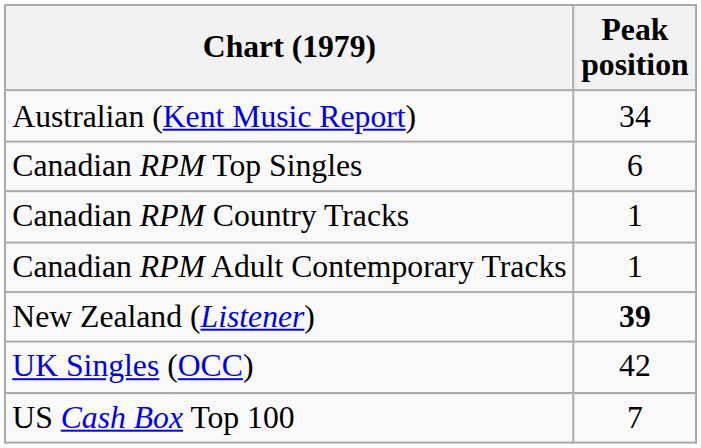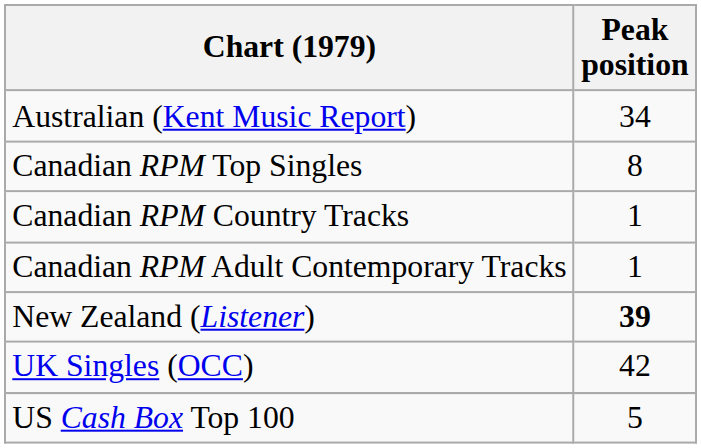(635, 165) 6 -> (635, 165) 8
(635, 416) 7 -> (635, 416) 5
